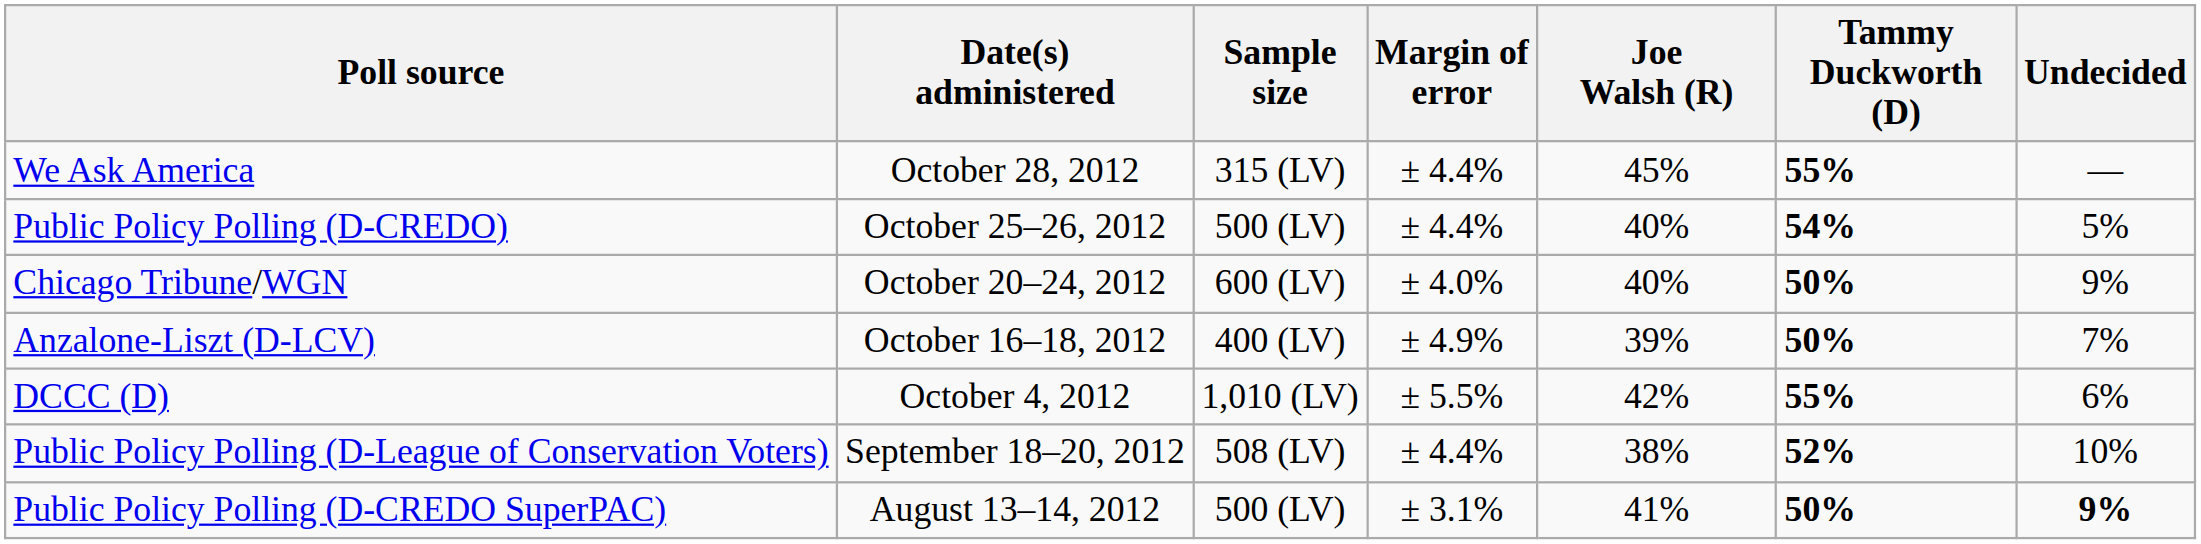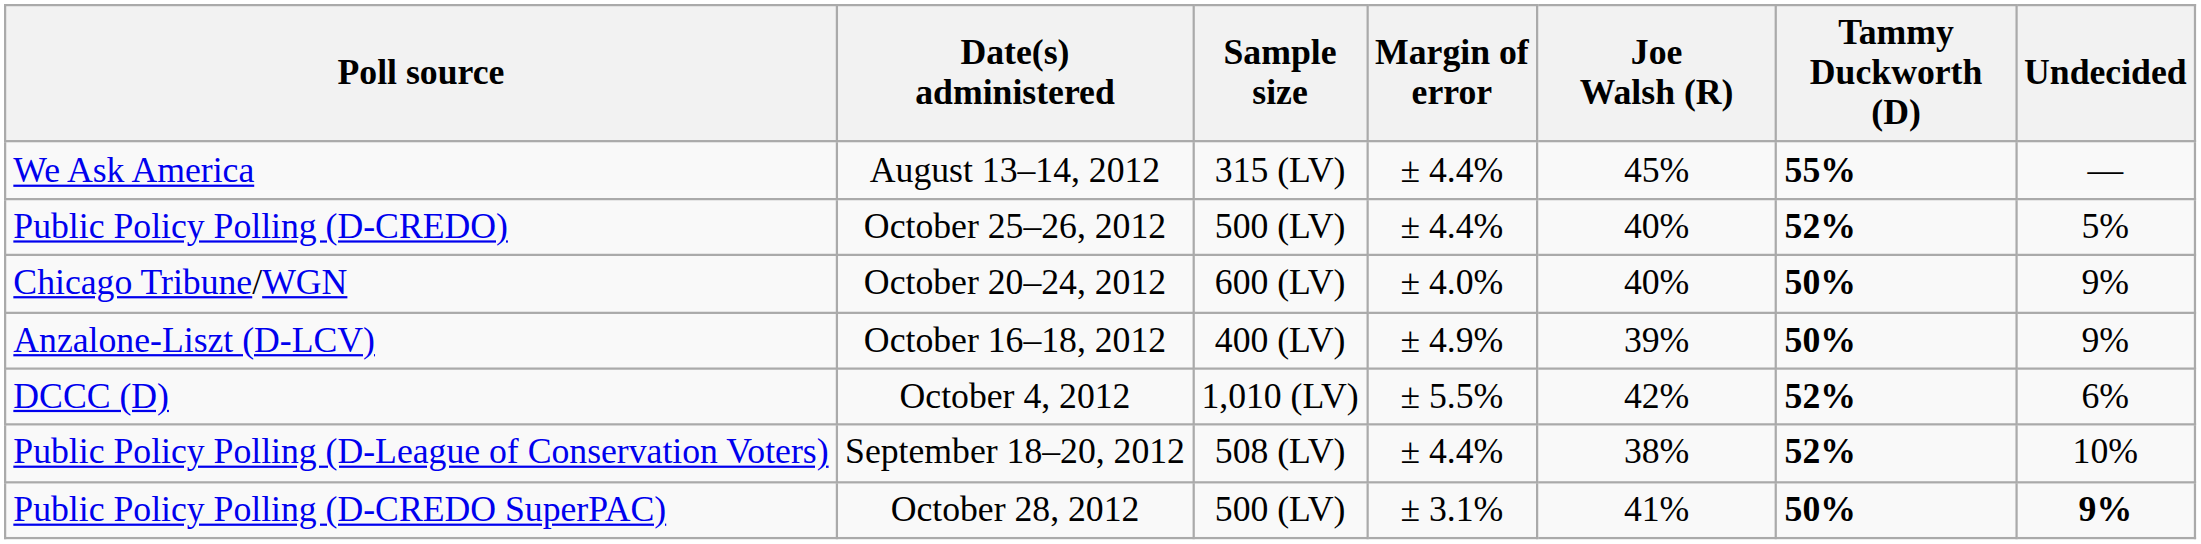(1015, 169) October 28, 2012 -> (1015, 169) August 13–14, 2012
(1820, 226) 54% -> (1820, 226) 52%
(2105, 339) 7% -> (2105, 339) 9%
(1820, 396) 55% -> (1820, 396) 52%
(1015, 509) August 13–14, 2012 -> (1015, 509) October 28, 2012
